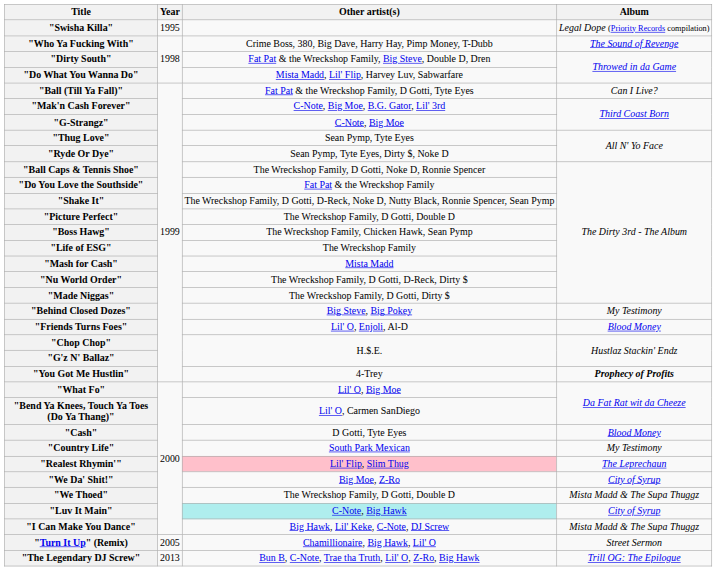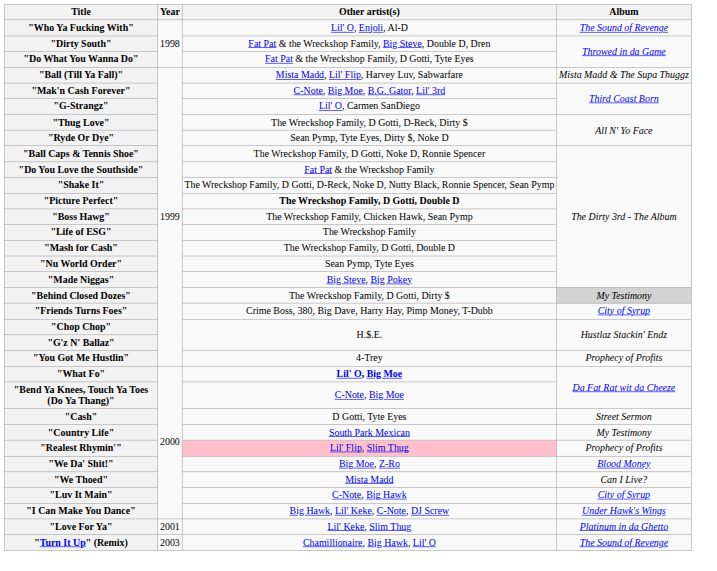- row: (81, 28)
(369, 43) Crime Boss, 380, Big Dave, Harry Hay, Pimp Money, T-Dubb -> (369, 28) Lil' O, Enjoli, Al-D
(369, 75) Mista Madd, Lil' Flip, Harvey Luv, Sabwarfare -> (369, 59) Fat Pat & the Wreckshop Family, D Gotti, Tyte Eyes
(369, 91) Fat Pat & the Wreckshop Family, D Gotti, Tyte Eyes -> (369, 75) Mista Madd, Lil' Flip, Harvey Luv, Sabwarfare
(634, 91) Can I Live? -> (624, 75) Mista Madd & The Supa Thuggz
(369, 122) C-Note, Big Moe -> (369, 106) Lil' O, Carmen SanDiego
(369, 138) Sean Pymp, Tyte Eyes -> (369, 122) The Wreckshop Family, D Gotti, D-Reck, Dirty $
(369, 216) normal -> (369, 201) bold
(369, 264) Mista Madd -> (369, 248) The Wreckshop Family, D Gotti, Double D
(369, 279) The Wreckshop Family, D Gotti, D-Reck, Dirty $ -> (369, 264) Sean Pymp, Tyte Eyes
(369, 295) The Wreckshop Family, D Gotti, Dirty $ -> (369, 279) Big Steve, Big Pokey
(369, 311) Big Steve, Big Pokey -> (369, 295) The Wreckshop Family, D Gotti, Dirty $
(634, 311) no background -> (624, 295) lightgrey background
(369, 327) Lil' O, Enjoli, Al-D -> (369, 311) Crime Boss, 380, Big Dave, Harry Hay, Pimp Money, T-Dubb
(634, 327) Blood Money -> (624, 311) City of Syrup
(634, 374) bold -> (624, 358) normal
(369, 389) normal -> (369, 374) bold
(369, 411) Lil' O, Carmen SanDiego -> (369, 395) C-Note, Big Moe
(634, 432) Blood Money -> (624, 416) Street Sermon
(634, 464) The Leprechaun -> (624, 448) Prophecy of Profits
(634, 479) City of Syrup -> (624, 464) Blood Money
(369, 495) The Wreckshop Family, D Gotti, Double D -> (369, 479) Mista Madd
(634, 495) Mista Madd & The Supa Thuggz -> (624, 479) Can I Live?
(369, 511) paleturquoise background -> (369, 495) no background
(634, 526) Mista Madd & The Supa Thuggz -> (624, 511) Under Hawk's Wings
+ row: (81, 526)
(170, 542) 2005 -> (170, 542) 2003
(634, 542) Street Sermon -> (624, 542) The Sound of Revenge
- row: (81, 558)
